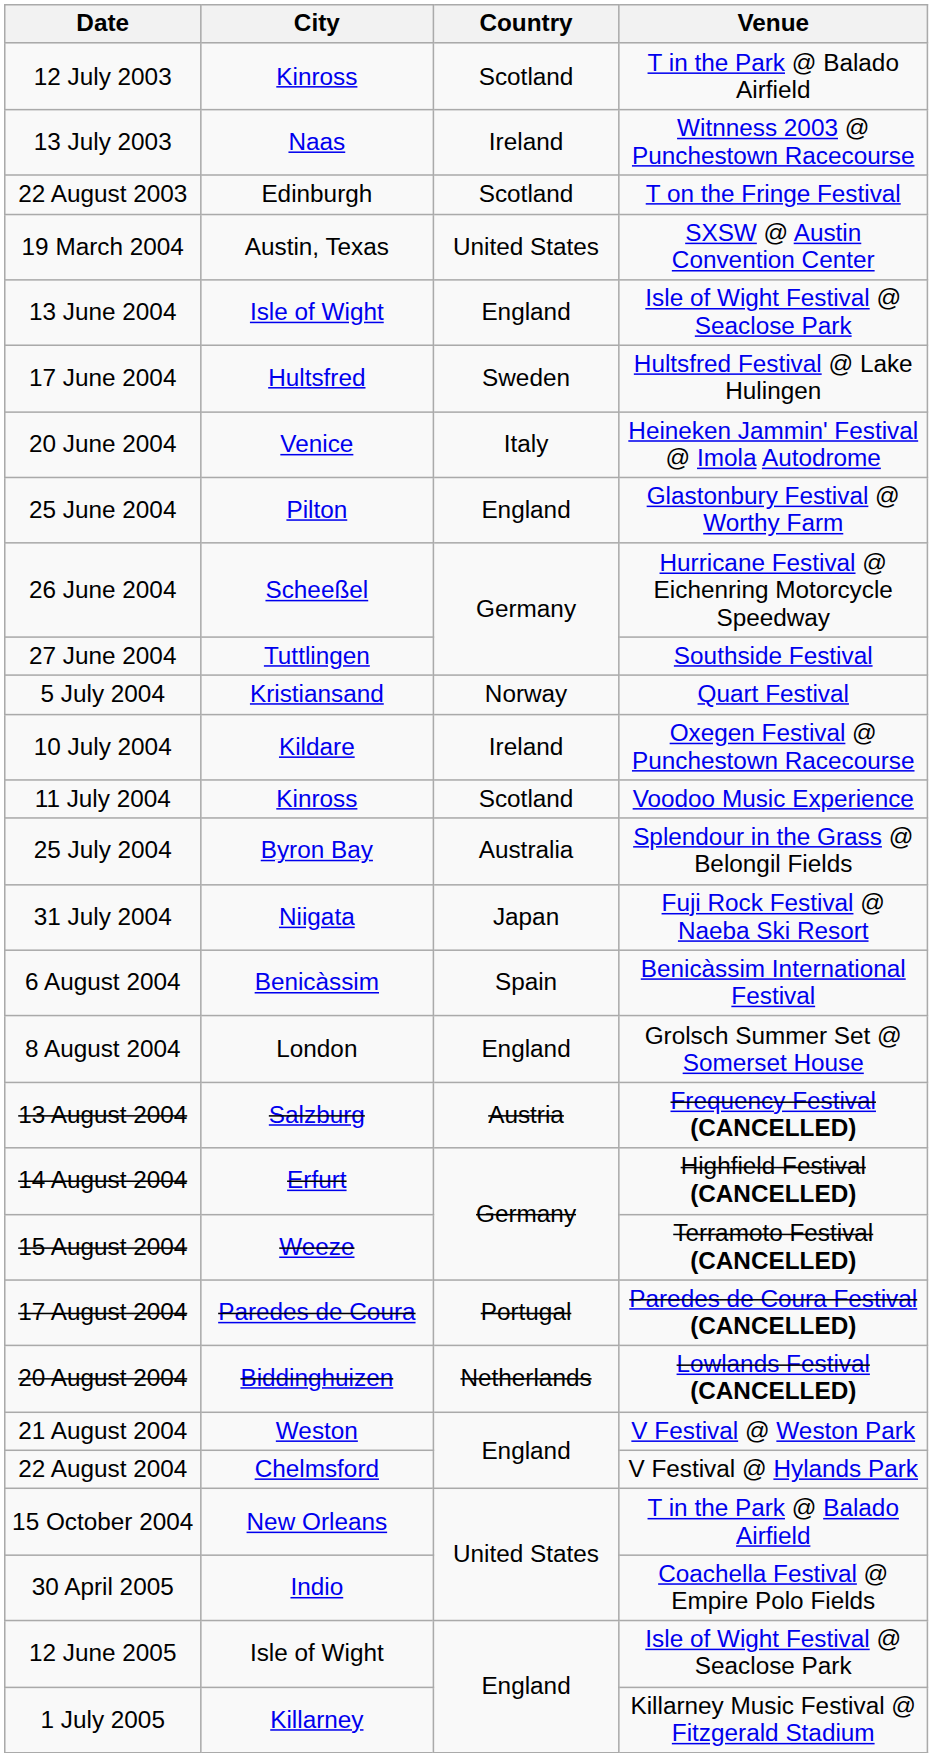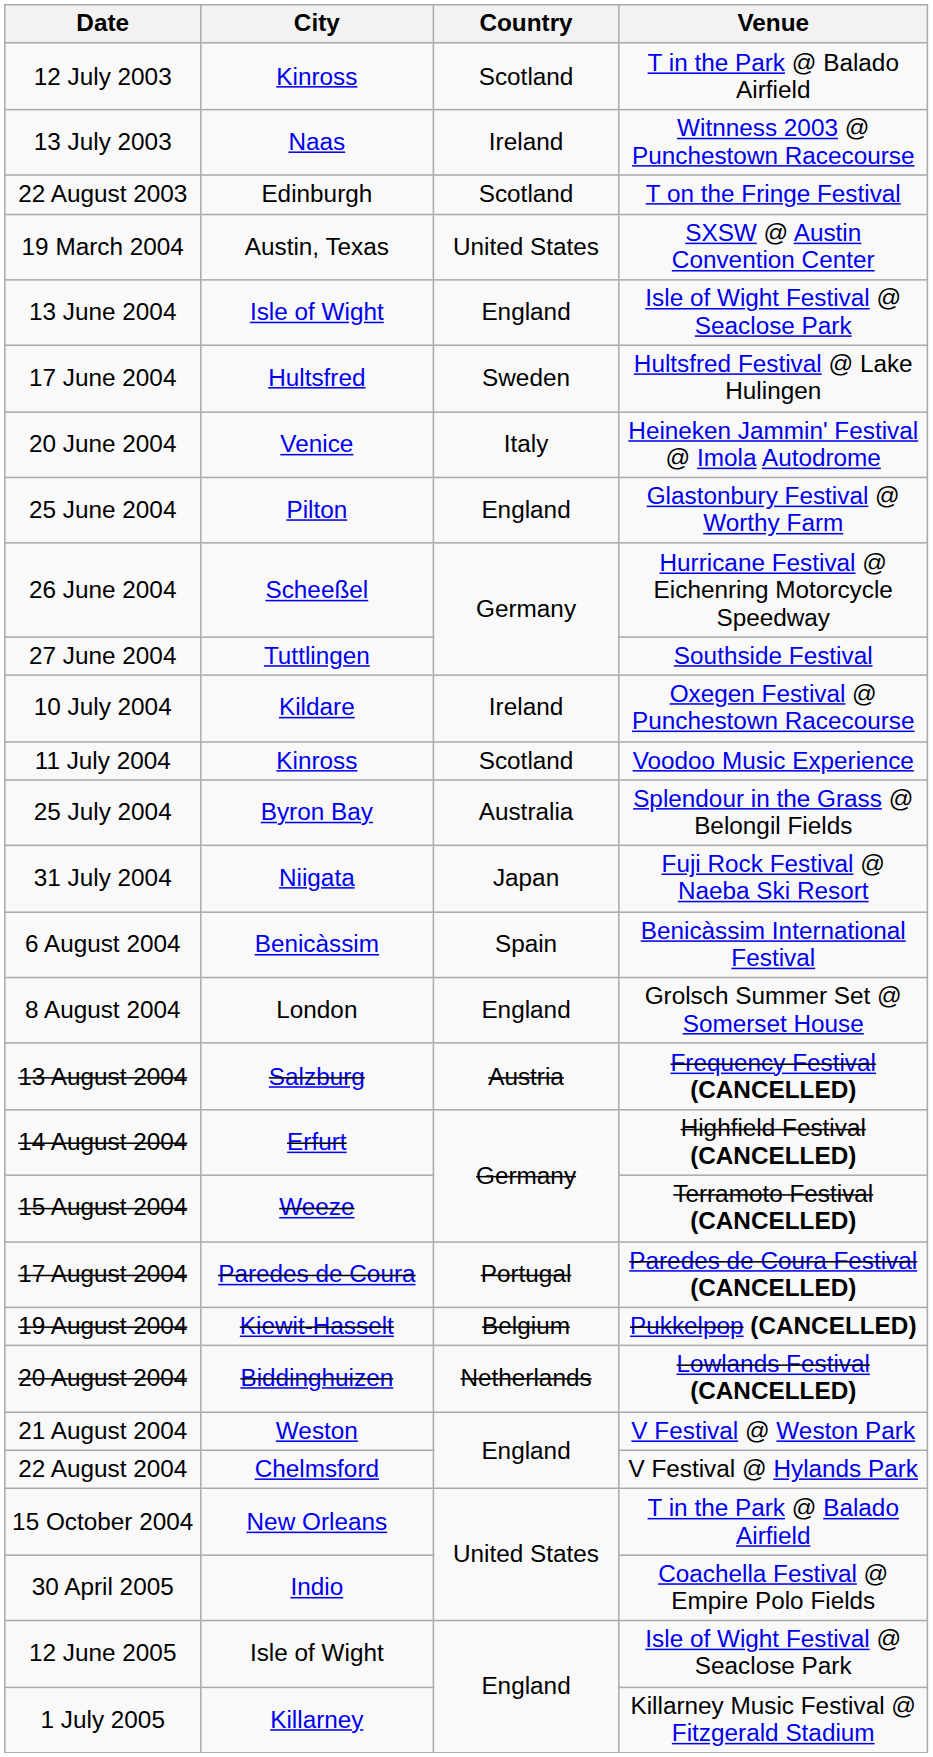- row: (103, 694)
+ row: (103, 1326)
